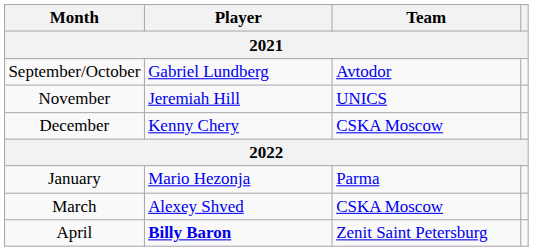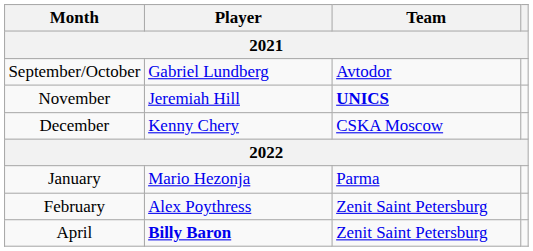(362, 98) normal -> (363, 98) bold
+ row: (74, 206)
- row: (74, 206)
